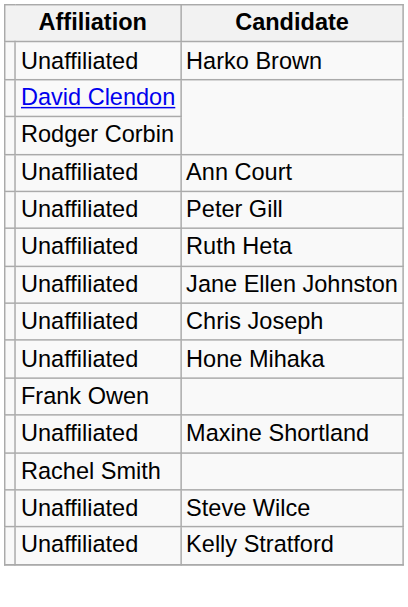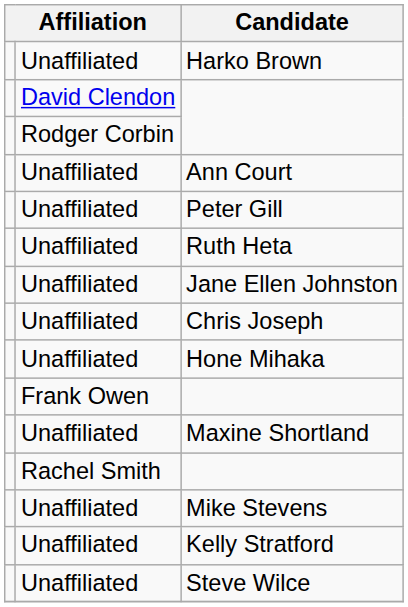+ row: (80, 508)
rows swapped: (80, 545) <-> (80, 508)
